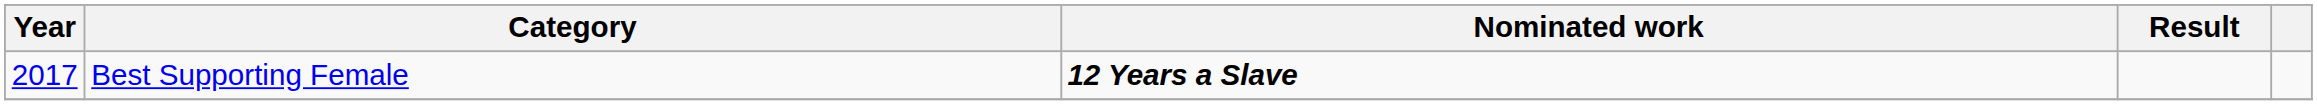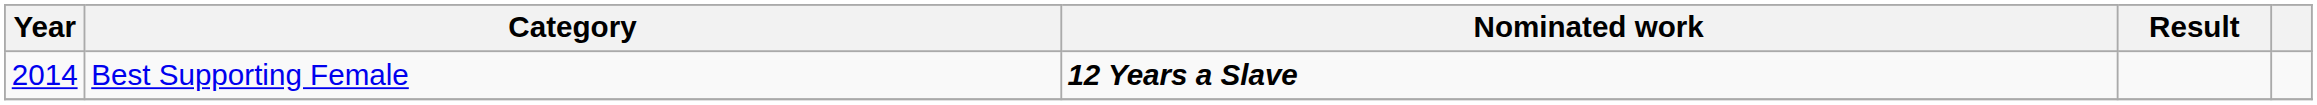(45, 74) 2017 -> (45, 74) 2014
